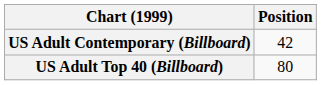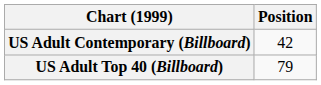(285, 67) 80 -> (285, 67) 79
